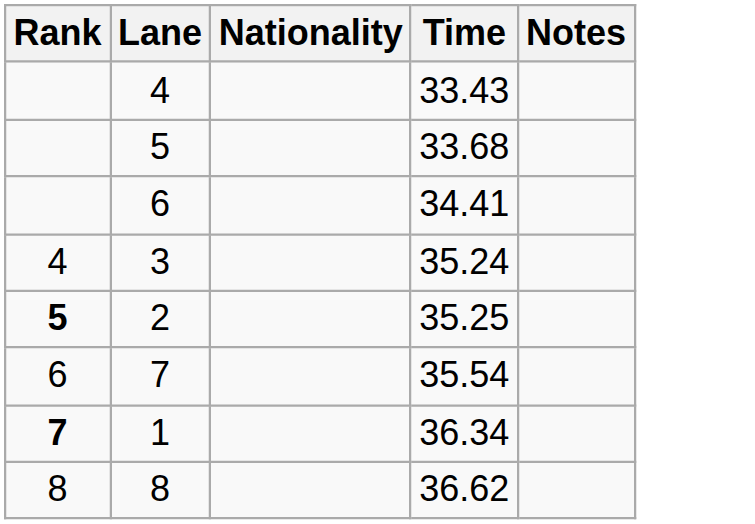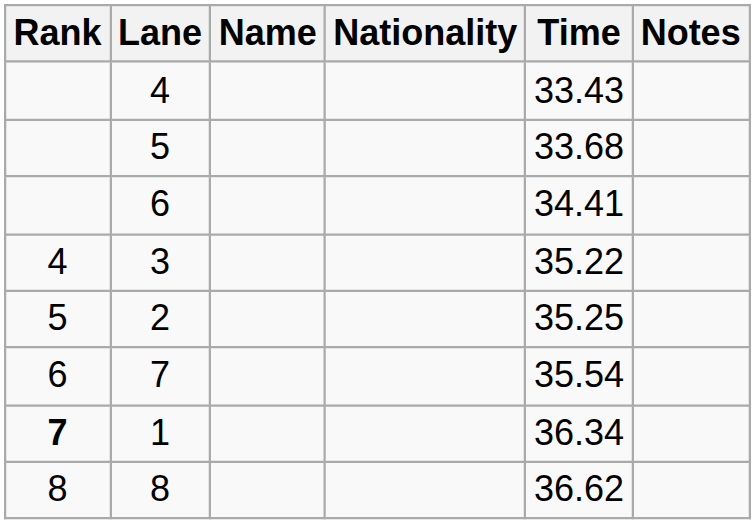+ column: (268, 33)
(464, 261) 35.24 -> (579, 261) 35.22
(57, 318) bold -> (57, 318) normal
